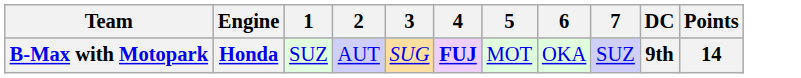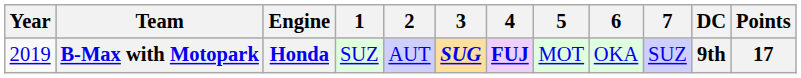+ column: (30, 21)
(410, 54) normal -> (461, 54) bold
(711, 54) 14 -> (763, 54) 17
